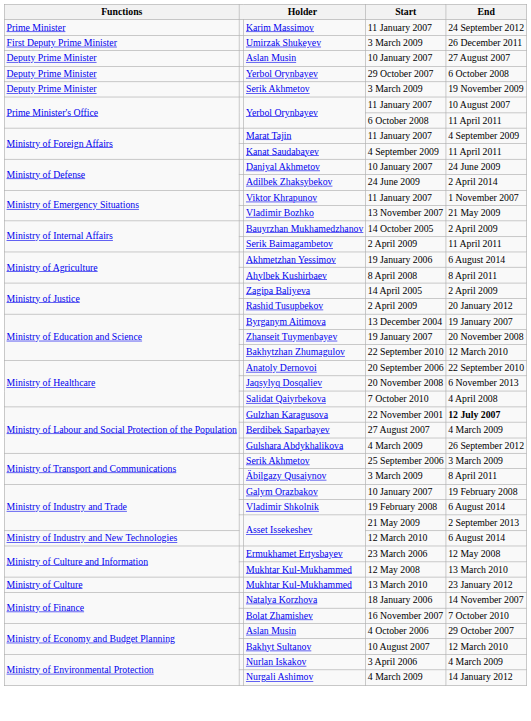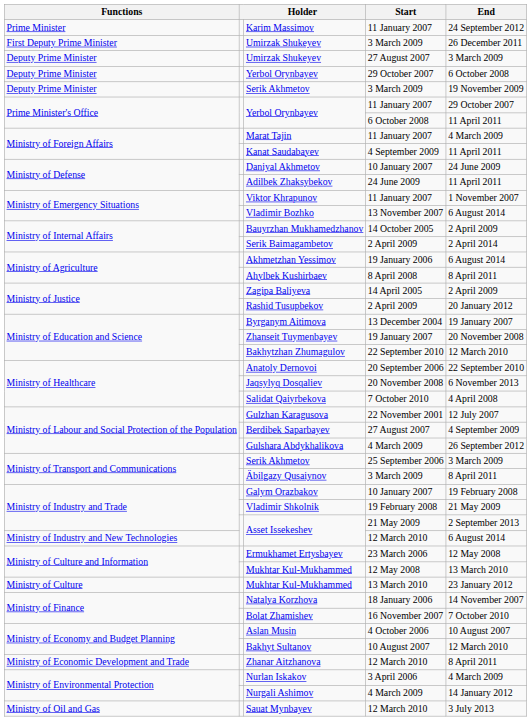- row: (271, 58)
+ row: (283, 58)
(479, 105) 10 August 2007 -> (481, 105) 29 October 2007
(484, 136) 4 September 2009 -> (476, 136) 4 March 2009
(473, 182) 2 April 2014 -> (475, 182) 11 April 2011
(474, 213) 21 May 2009 -> (477, 213) 6 August 2014
(475, 244) 11 April 2011 -> (473, 244) 2 April 2014
(474, 414) bold -> (473, 414) normal
(476, 430) 4 March 2009 -> (484, 430) 4 September 2009
(477, 507) 6 August 2014 -> (474, 507) 21 May 2009
(481, 631) 29 October 2007 -> (479, 631) 10 August 2007
+ row: (283, 662)
+ row: (279, 708)
